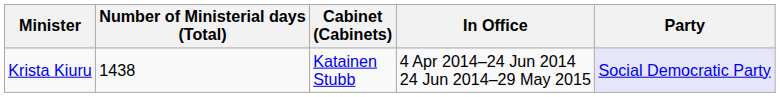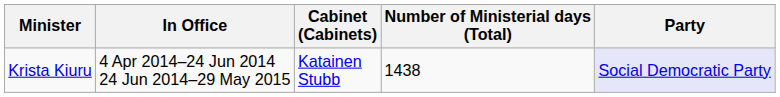columns swapped: (495, 26) <-> (202, 26)
